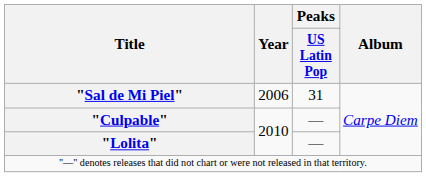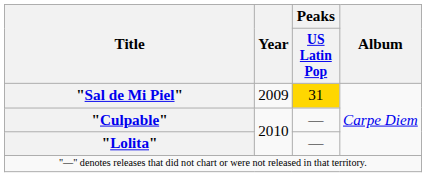(273, 95) 2006 -> (273, 95) 2009
(316, 95) no background -> (316, 95) gold background
